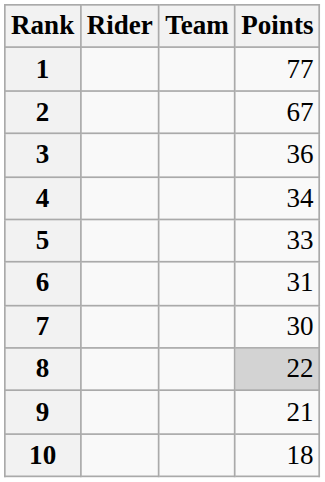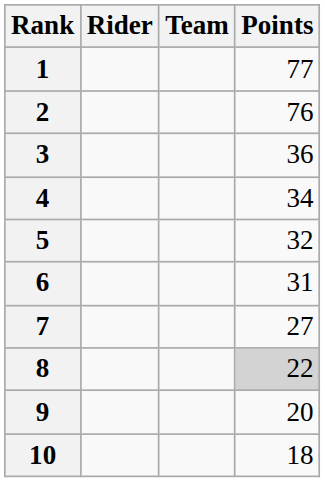(300, 111) 67 -> (300, 111) 76
(300, 240) 33 -> (300, 240) 32
(300, 326) 30 -> (300, 326) 27
(300, 411) 21 -> (300, 411) 20
